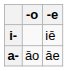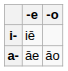columns swapped: (52, 14) <-> (32, 14)
